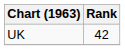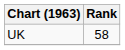(102, 34) 42 -> (102, 34) 58
